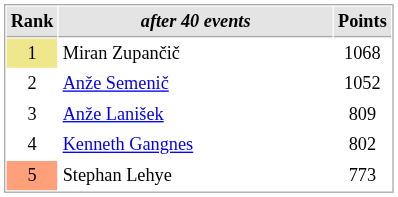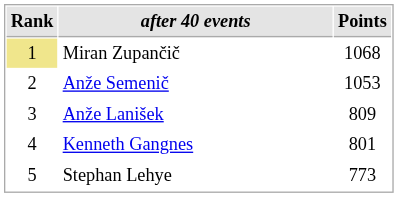(362, 83) 1052 -> (362, 83) 1053
(362, 144) 802 -> (362, 144) 801
(32, 175) lightsalmon background -> (32, 175) no background
